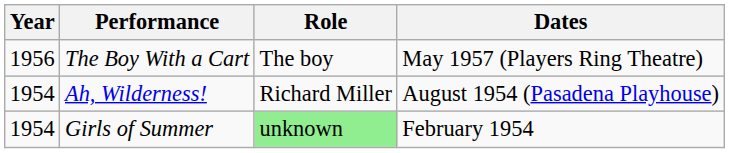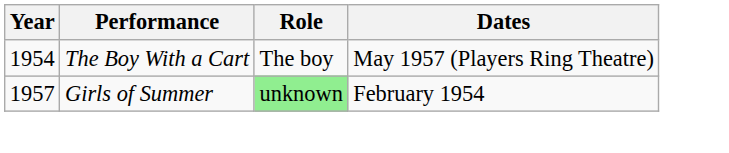(32, 57) 1956 -> (32, 57) 1954
- row: (136, 93)
(32, 128) 1954 -> (32, 93) 1957
